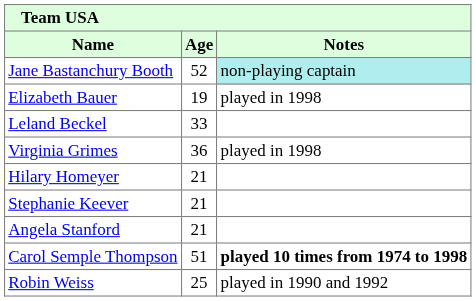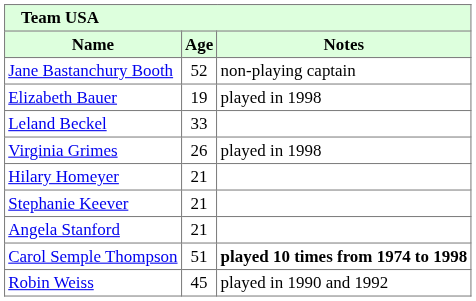(288, 70) paleturquoise background -> (288, 70) no background
(199, 150) 36 -> (199, 150) 26
(199, 282) 25 -> (199, 282) 45
